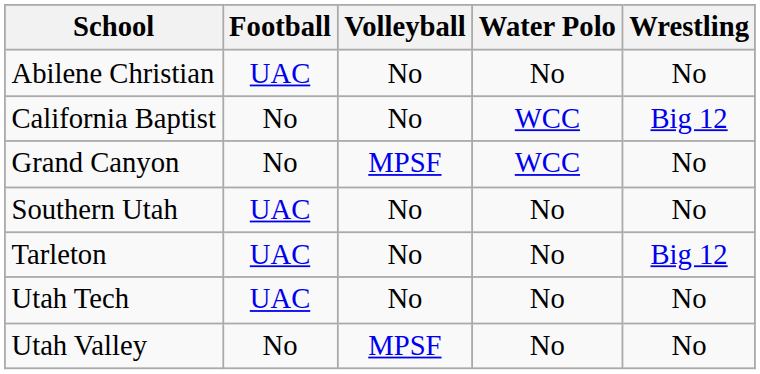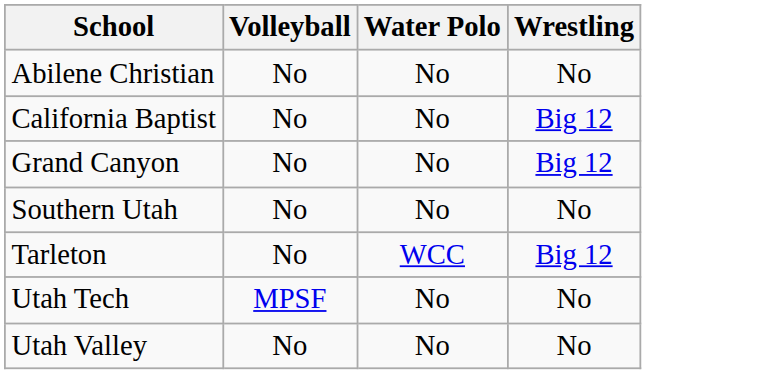- column: (280, 27)
(547, 118) WCC -> (432, 118) No
(405, 163) MPSF -> (290, 163) No
(547, 163) WCC -> (432, 163) No
(689, 163) No -> (574, 163) Big 12
(547, 254) No -> (432, 254) WCC
(405, 299) No -> (290, 299) MPSF
(405, 345) MPSF -> (290, 345) No
